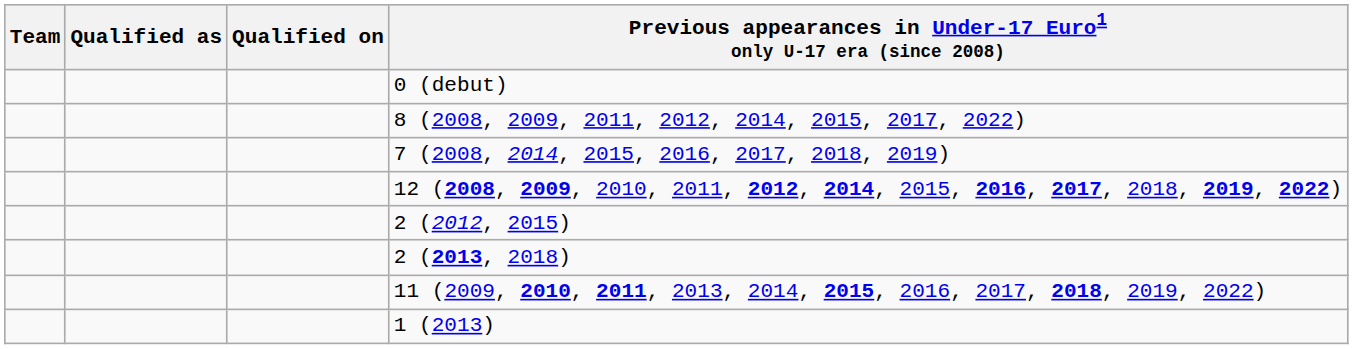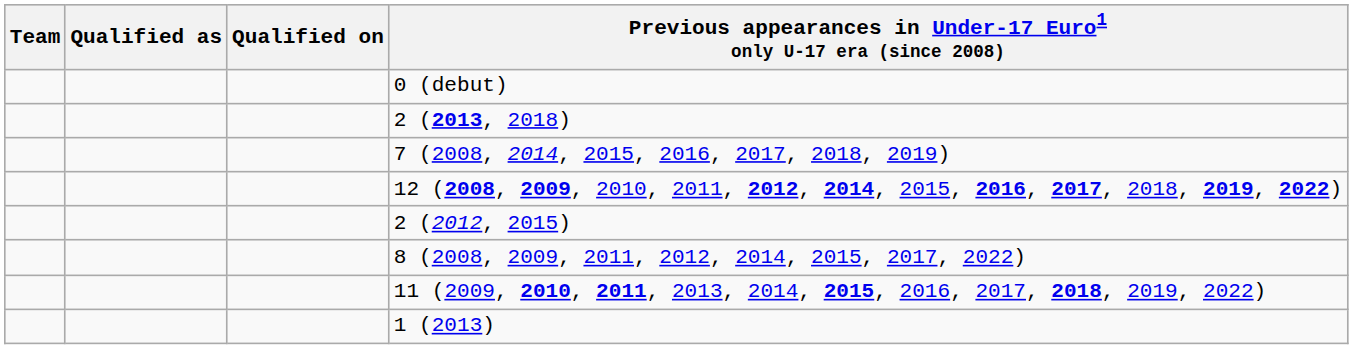rows swapped: (482, 258) <-> (710, 120)
